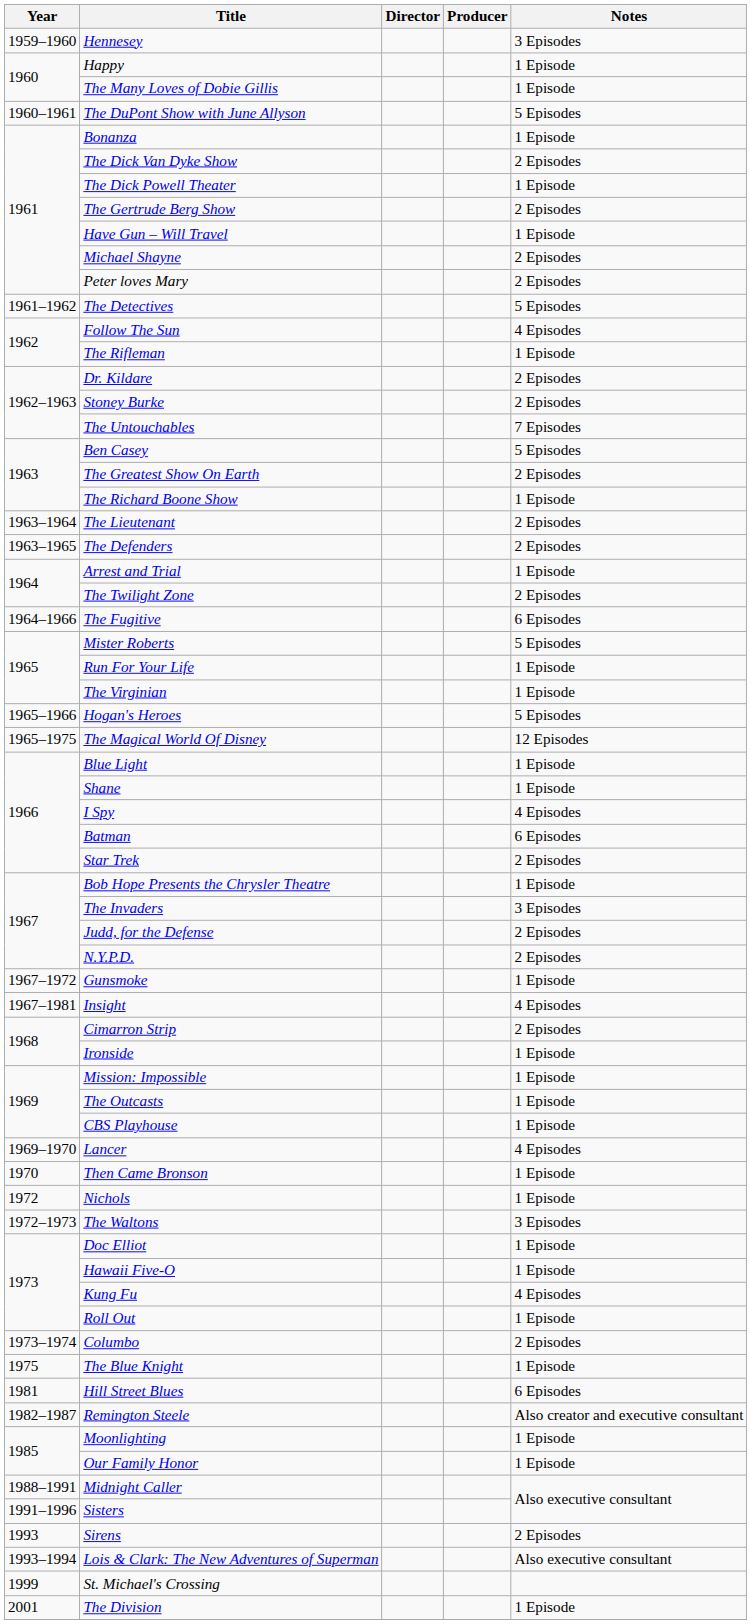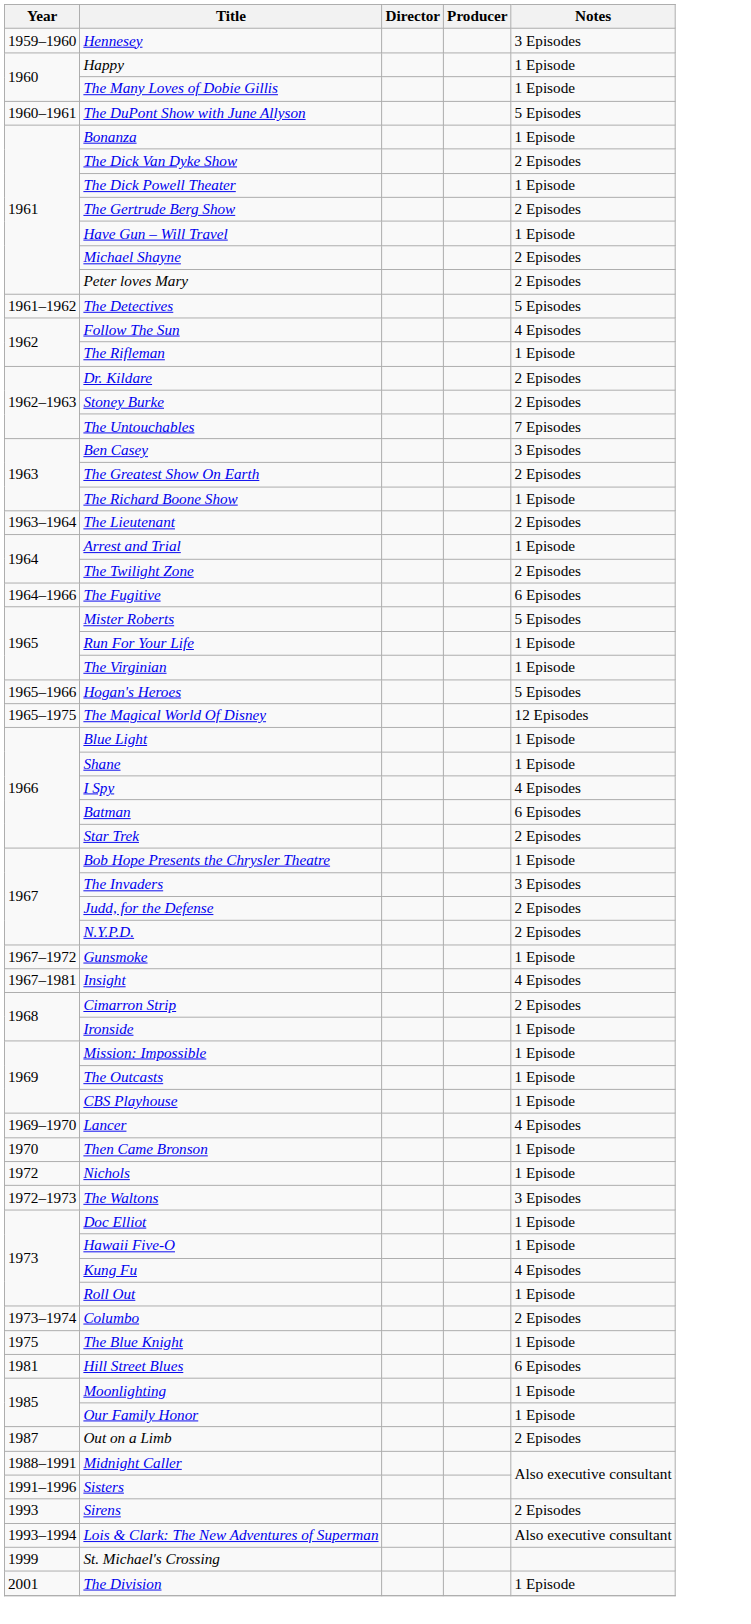(548, 450) 5 Episodes -> (548, 450) 3 Episodes
- row: (128, 546)
- row: (136, 1414)
+ row: (128, 1438)
